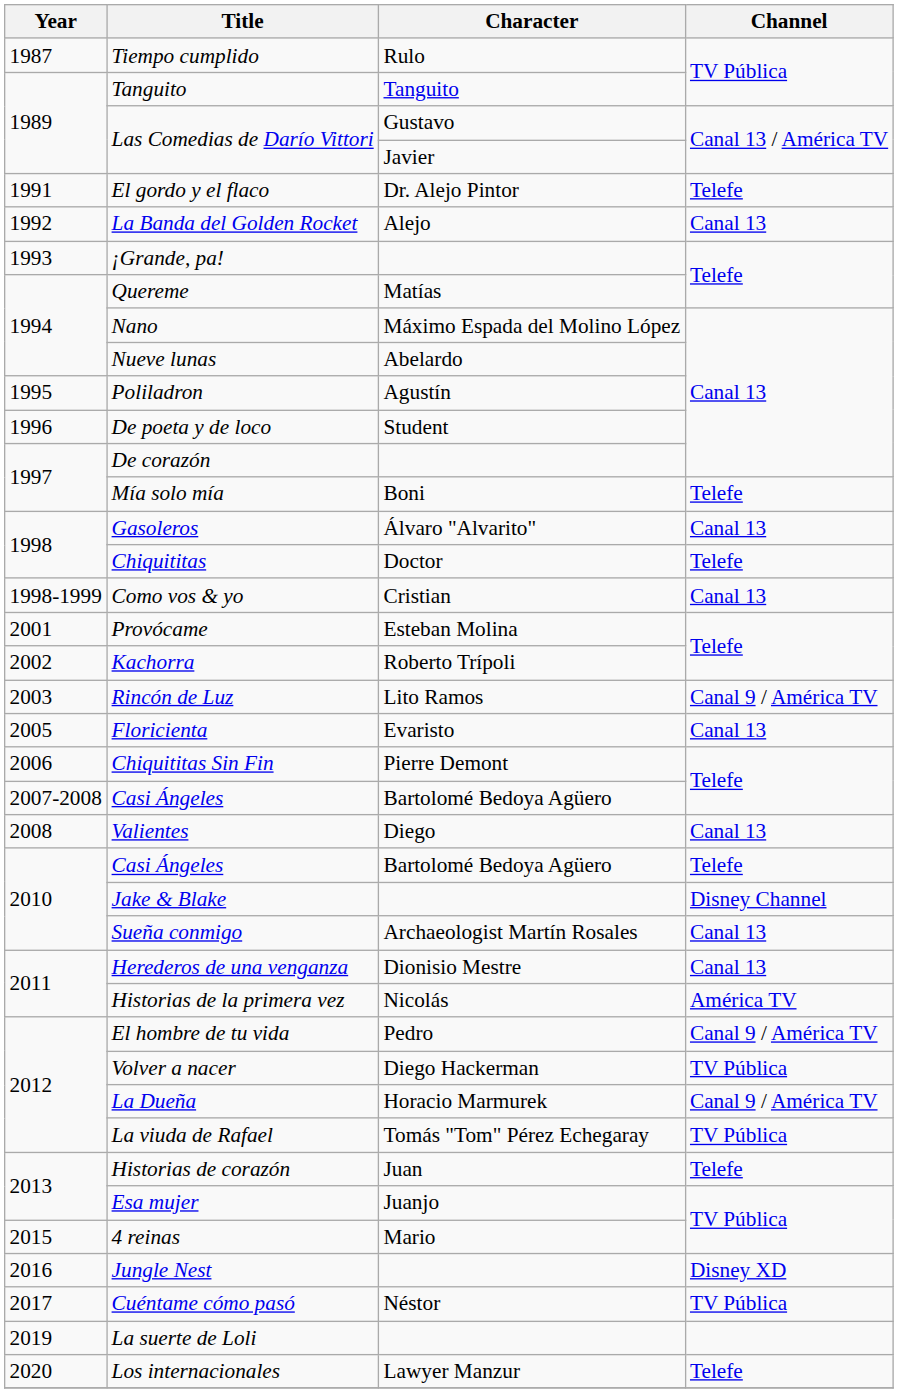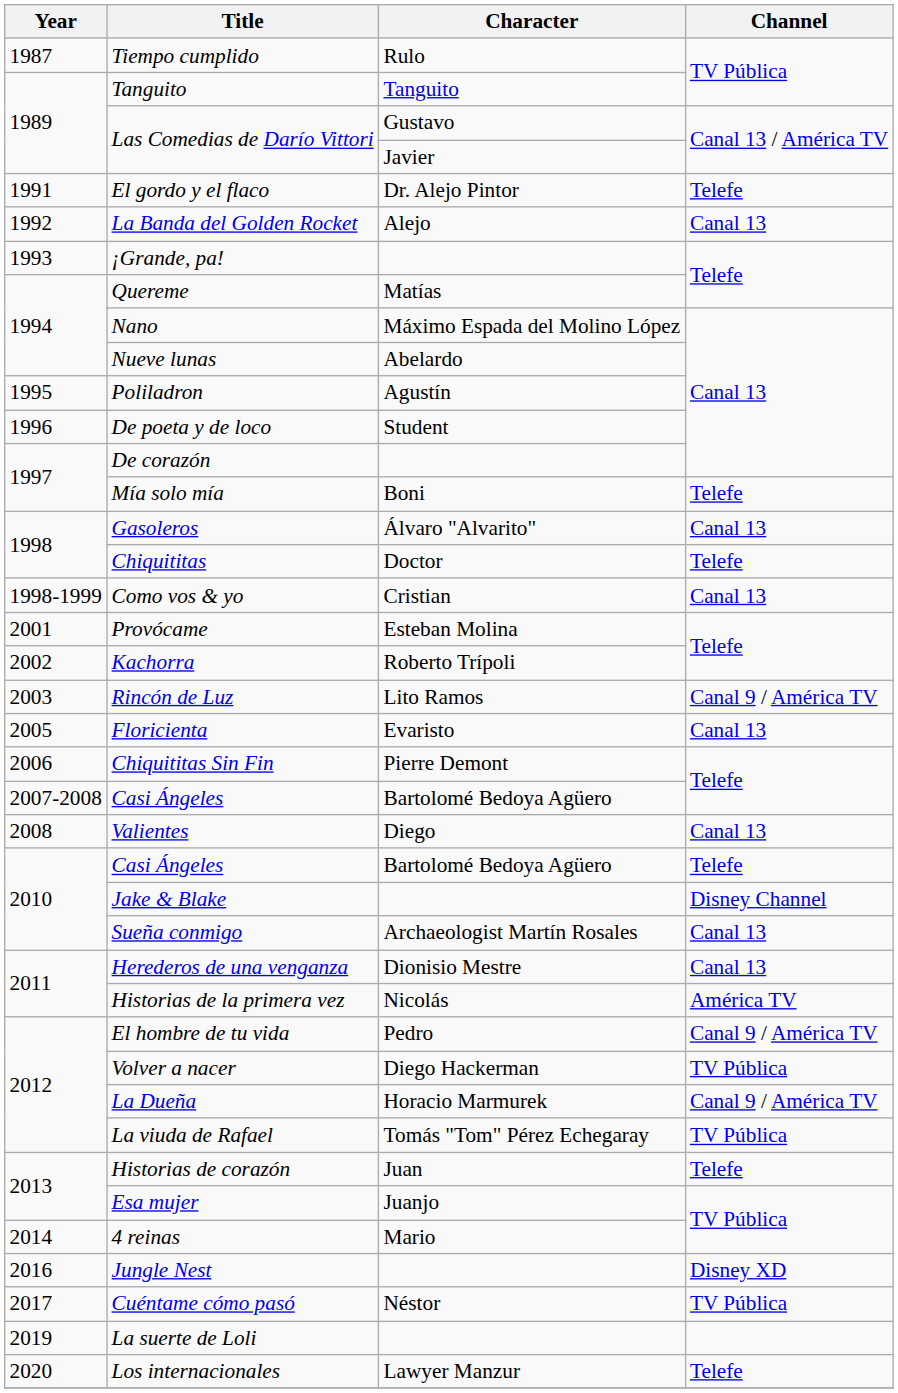(31, 1236) 2015 -> (31, 1236) 2014
